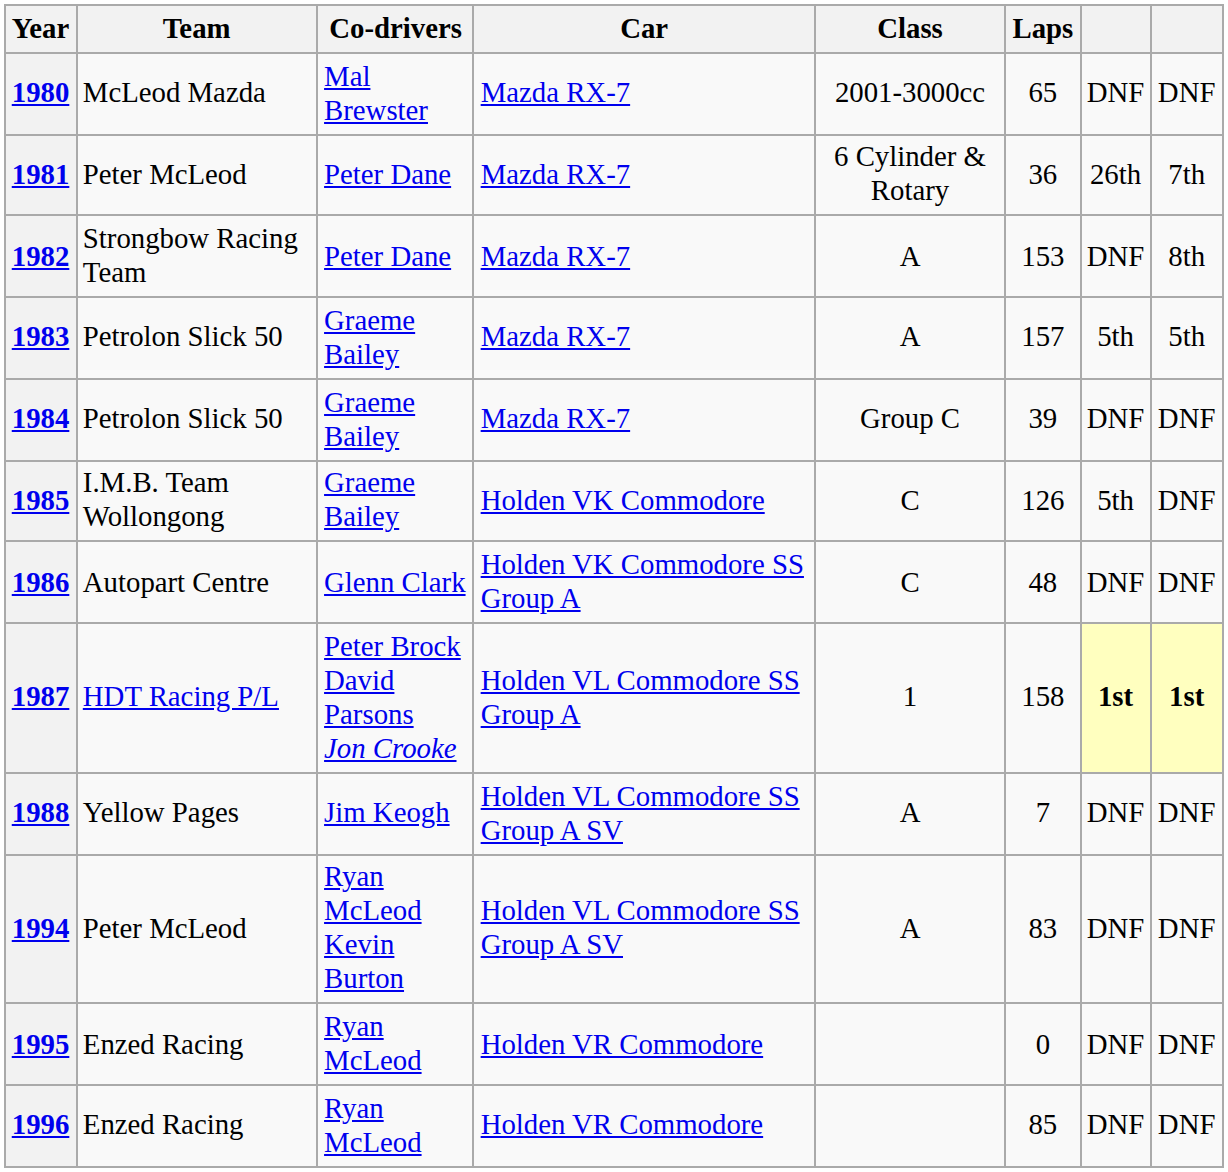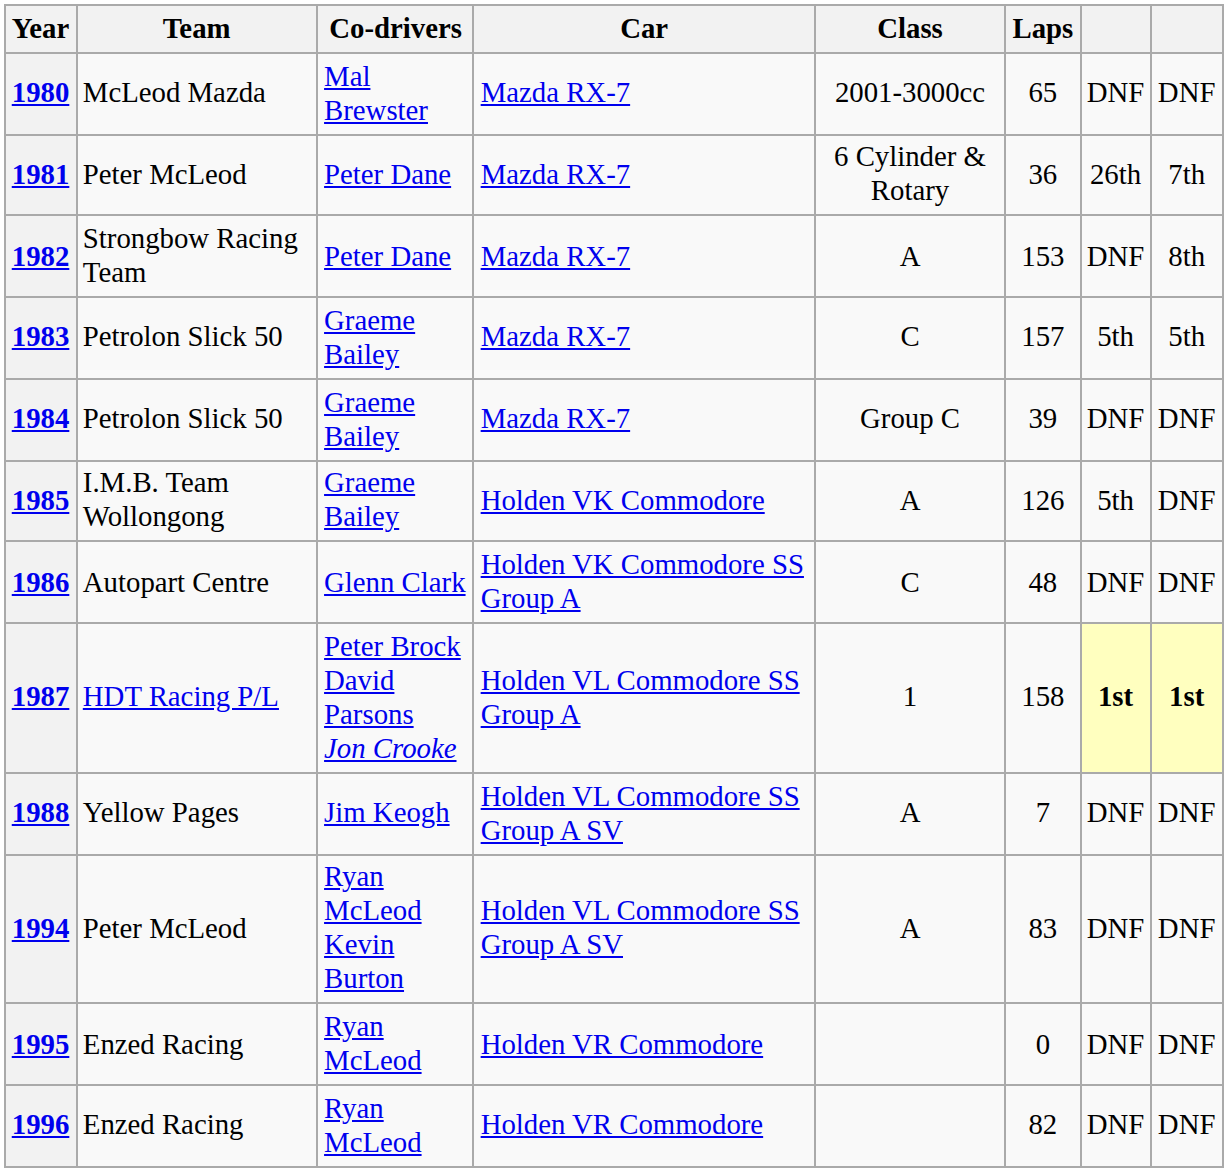(910, 337) A -> (910, 337) C
(910, 500) C -> (910, 500) A
(1043, 1125) 85 -> (1043, 1125) 82
